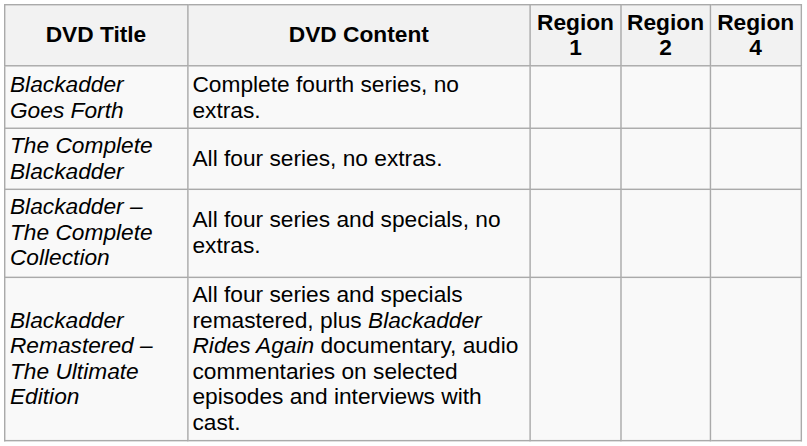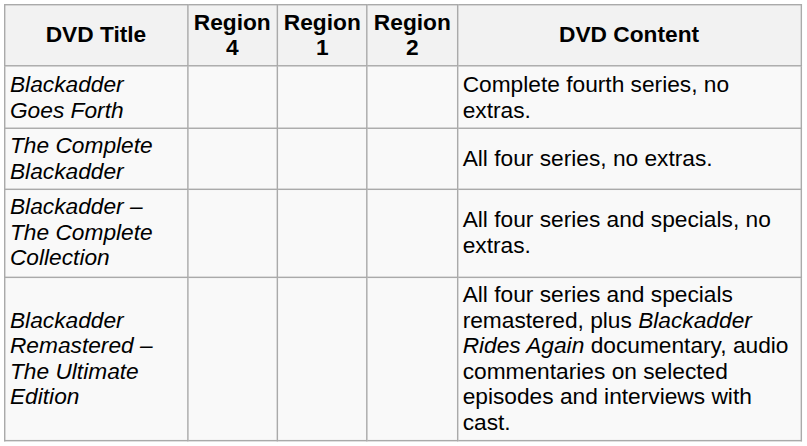columns swapped: (359, 35) <-> (756, 35)
